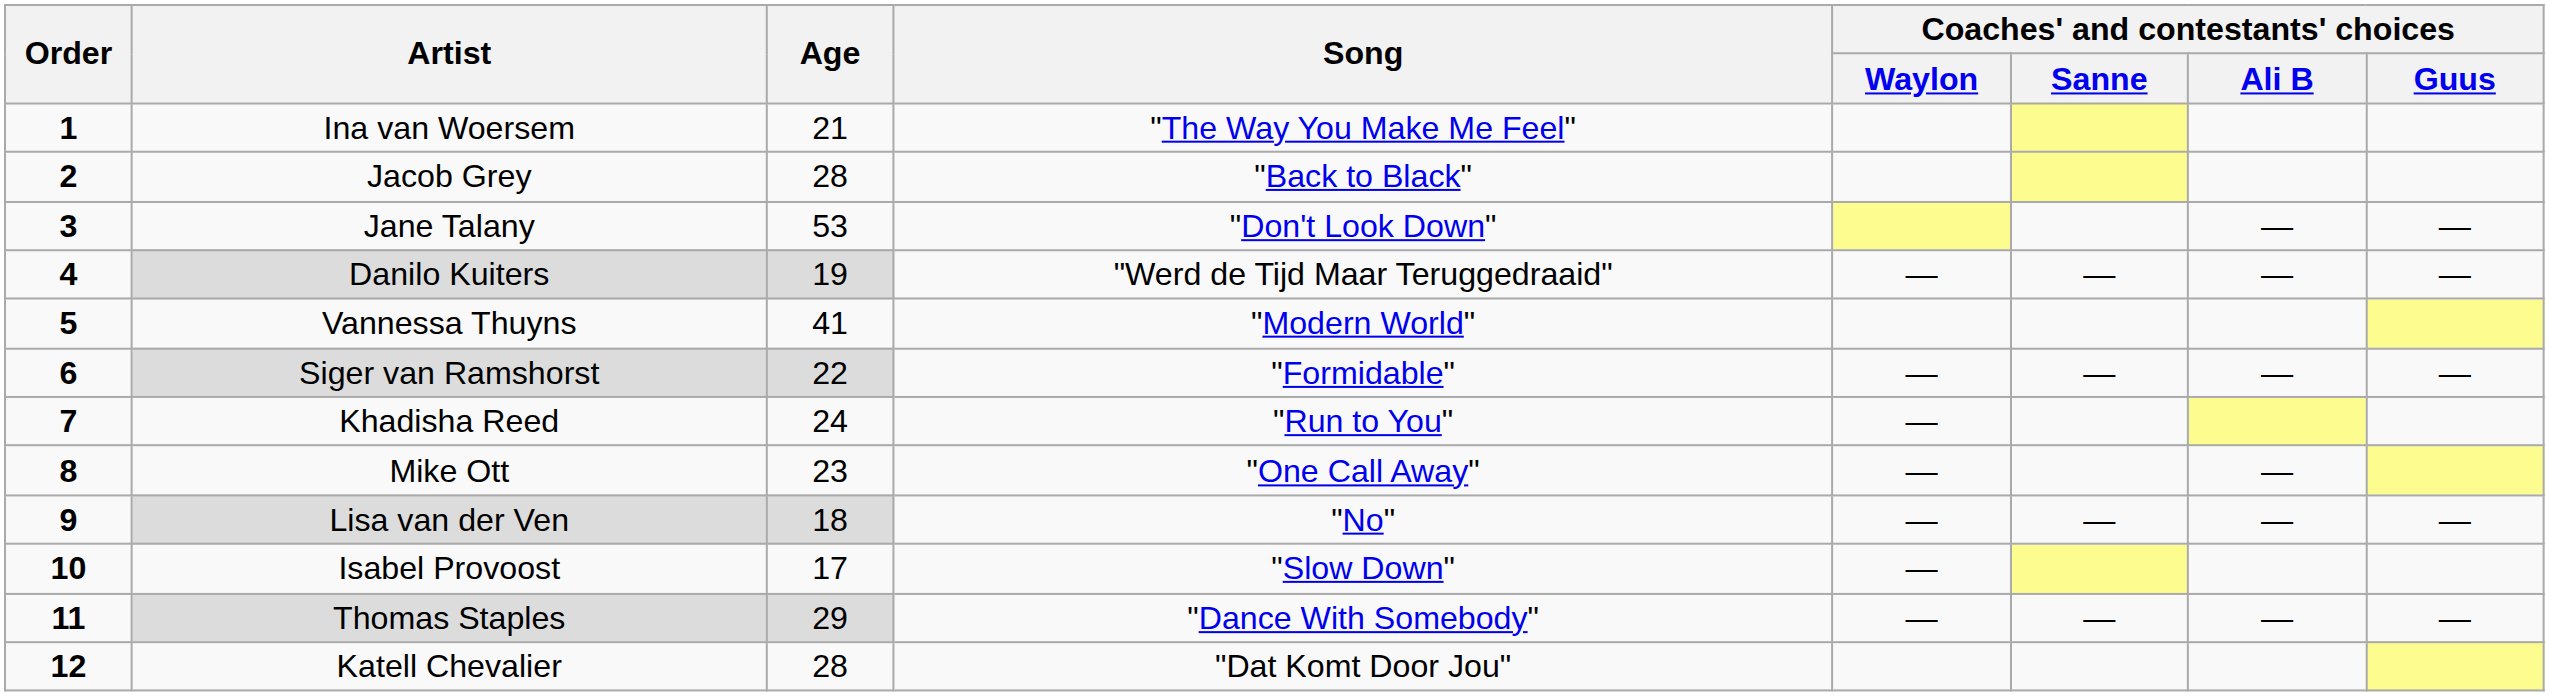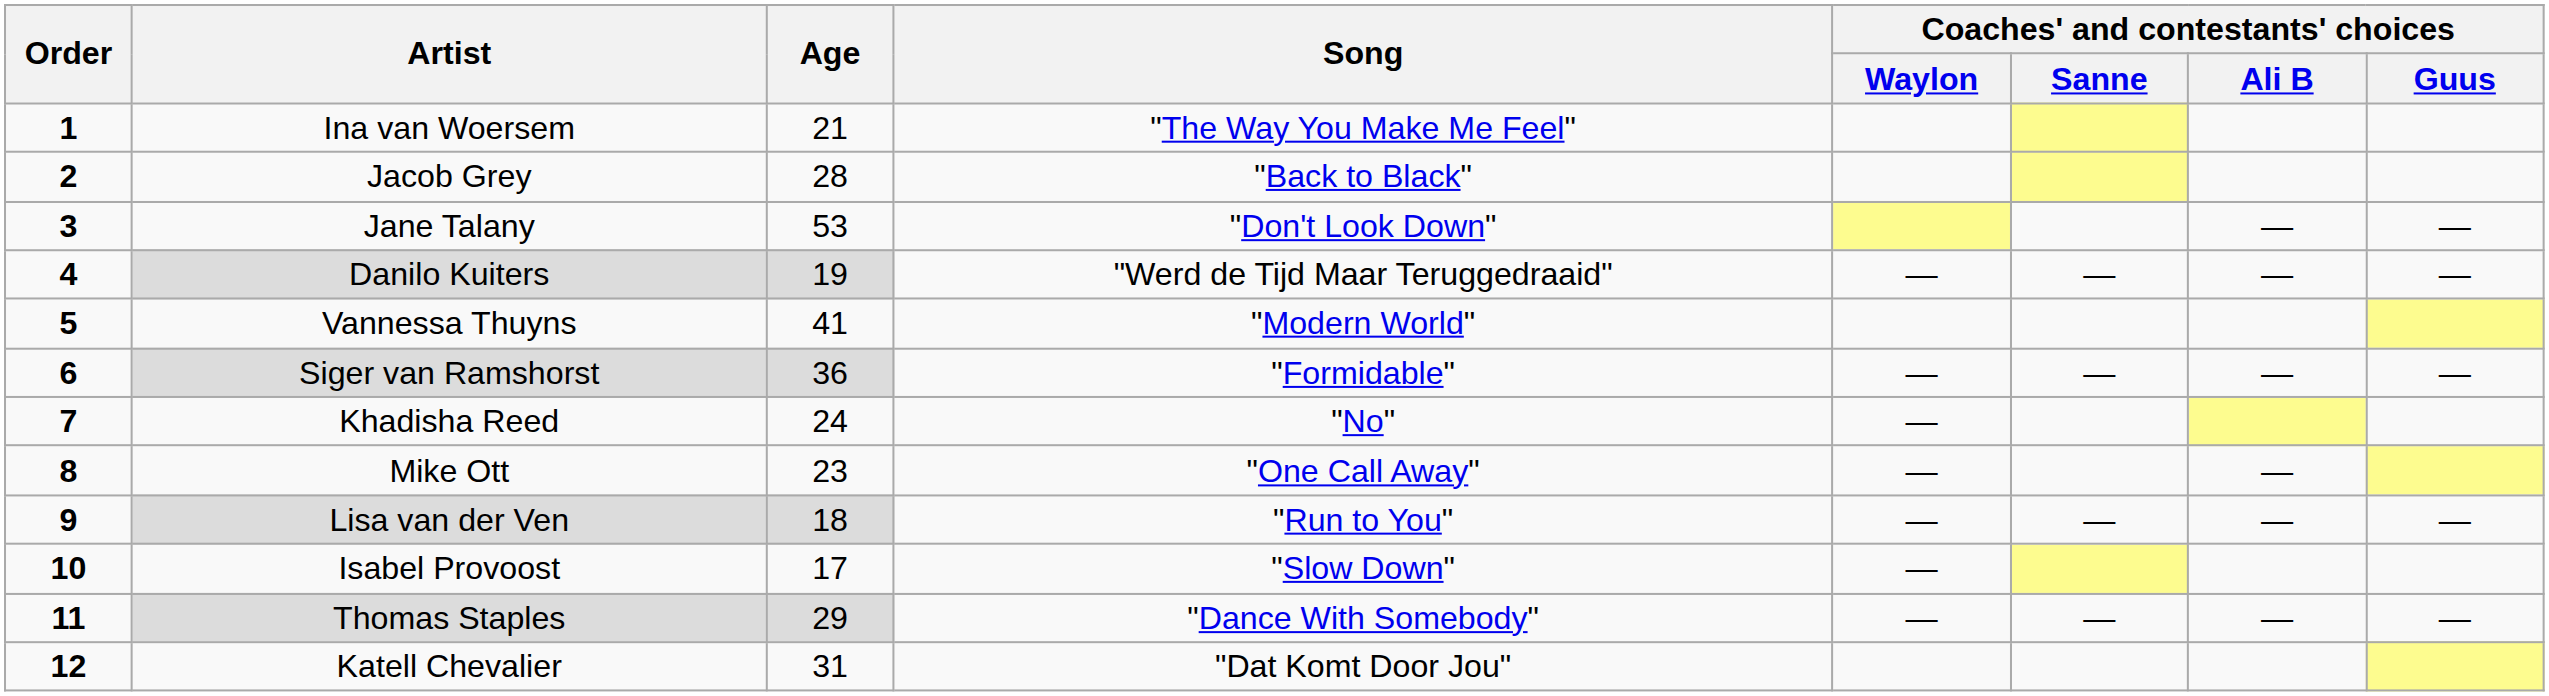(830, 372) 22 -> (830, 372) 36
(1363, 421) "Run to You" -> (1363, 421) "No"
(1363, 519) "No" -> (1363, 519) "Run to You"
(830, 666) 28 -> (830, 666) 31
